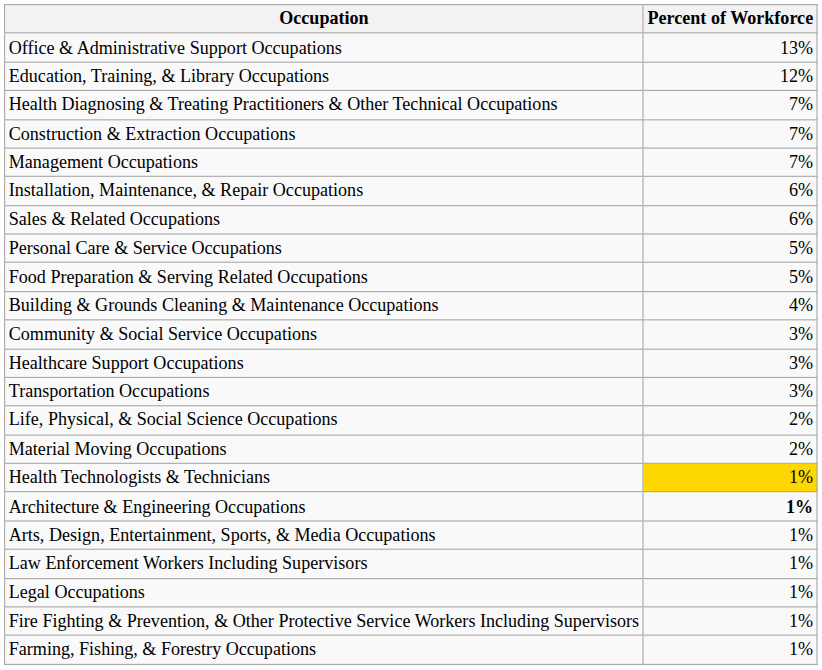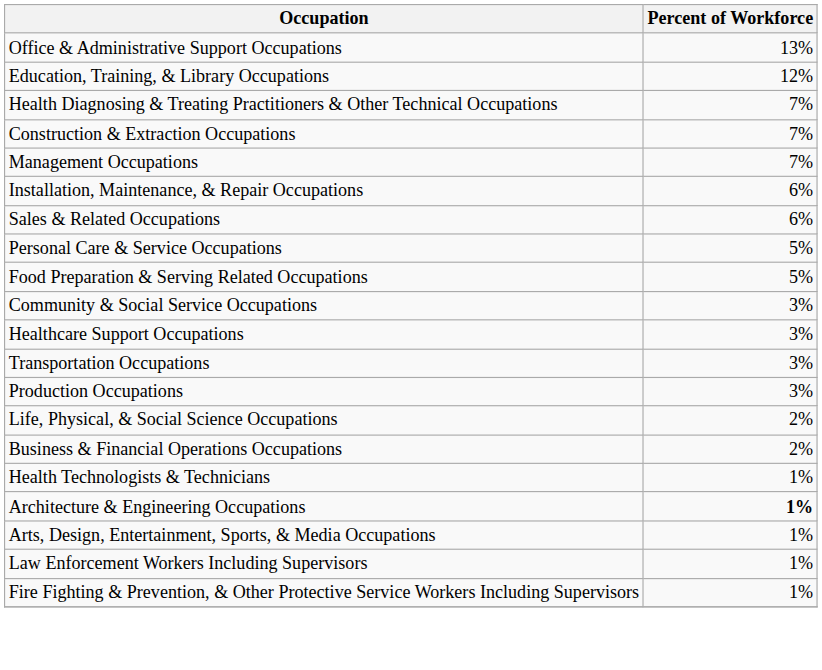- row: (224, 305)
+ row: (96, 391)
- row: (118, 448)
+ row: (175, 448)
(801, 477) gold background -> (801, 477) no background
- row: (77, 592)
- row: (162, 649)
